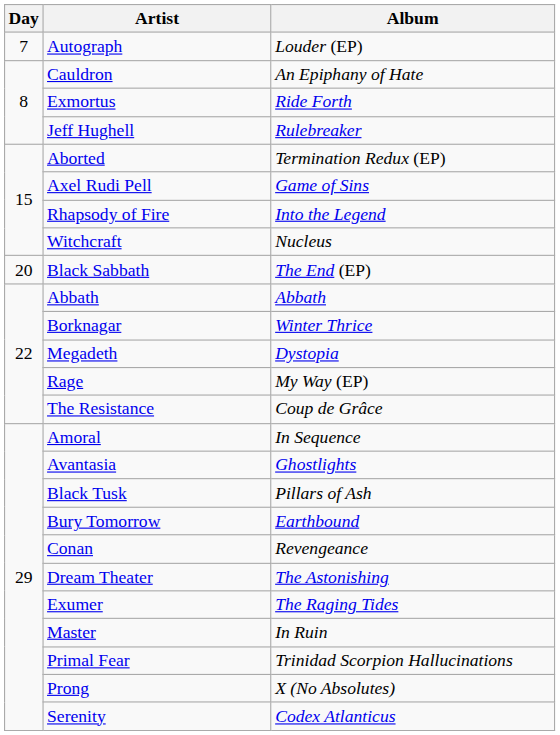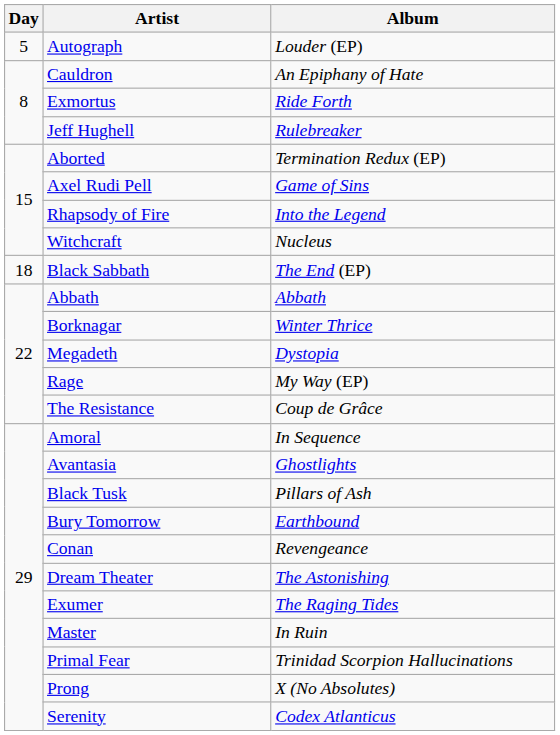(24, 46) 7 -> (24, 46) 5
(24, 269) 20 -> (24, 269) 18
